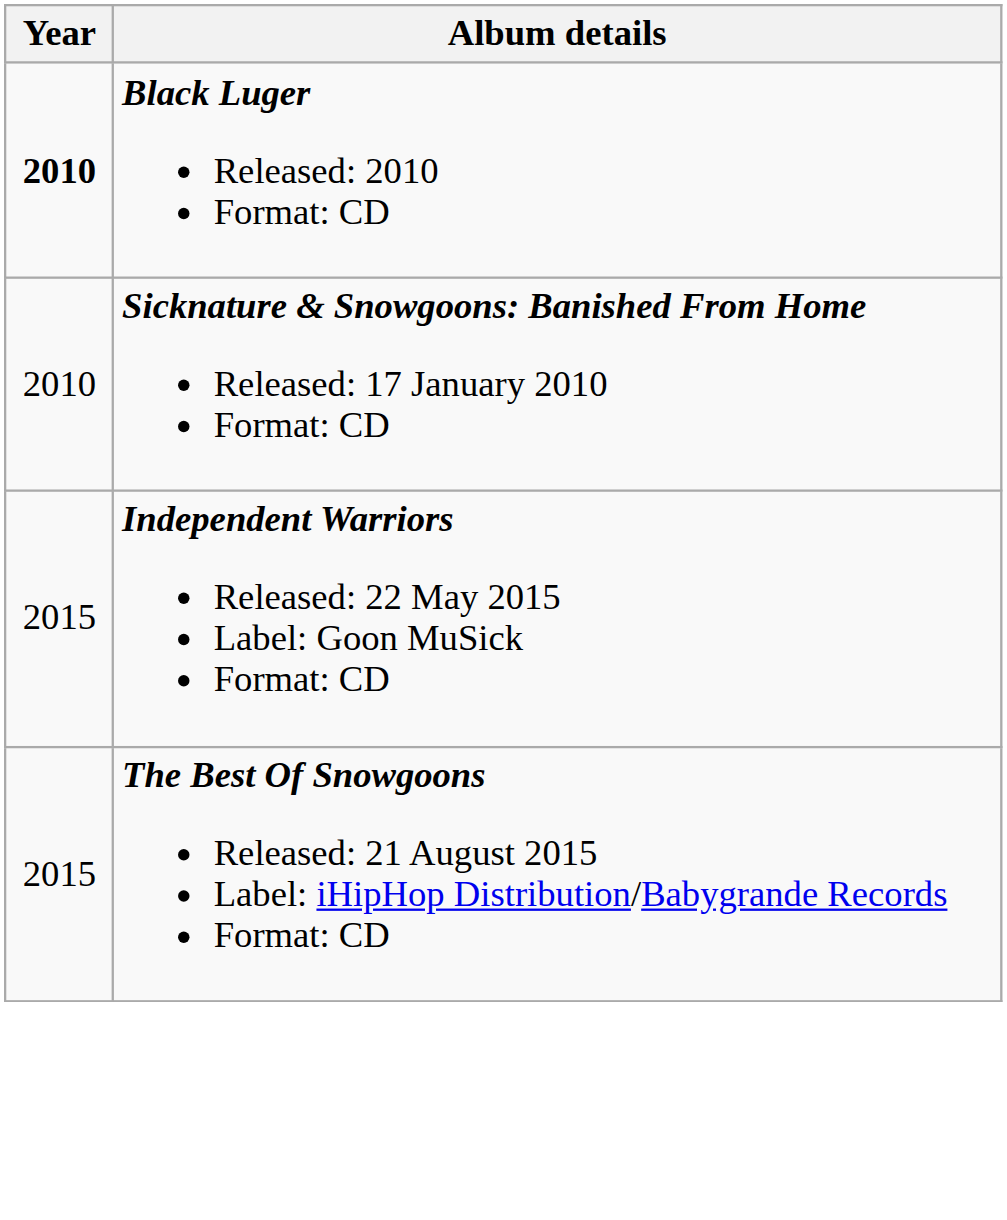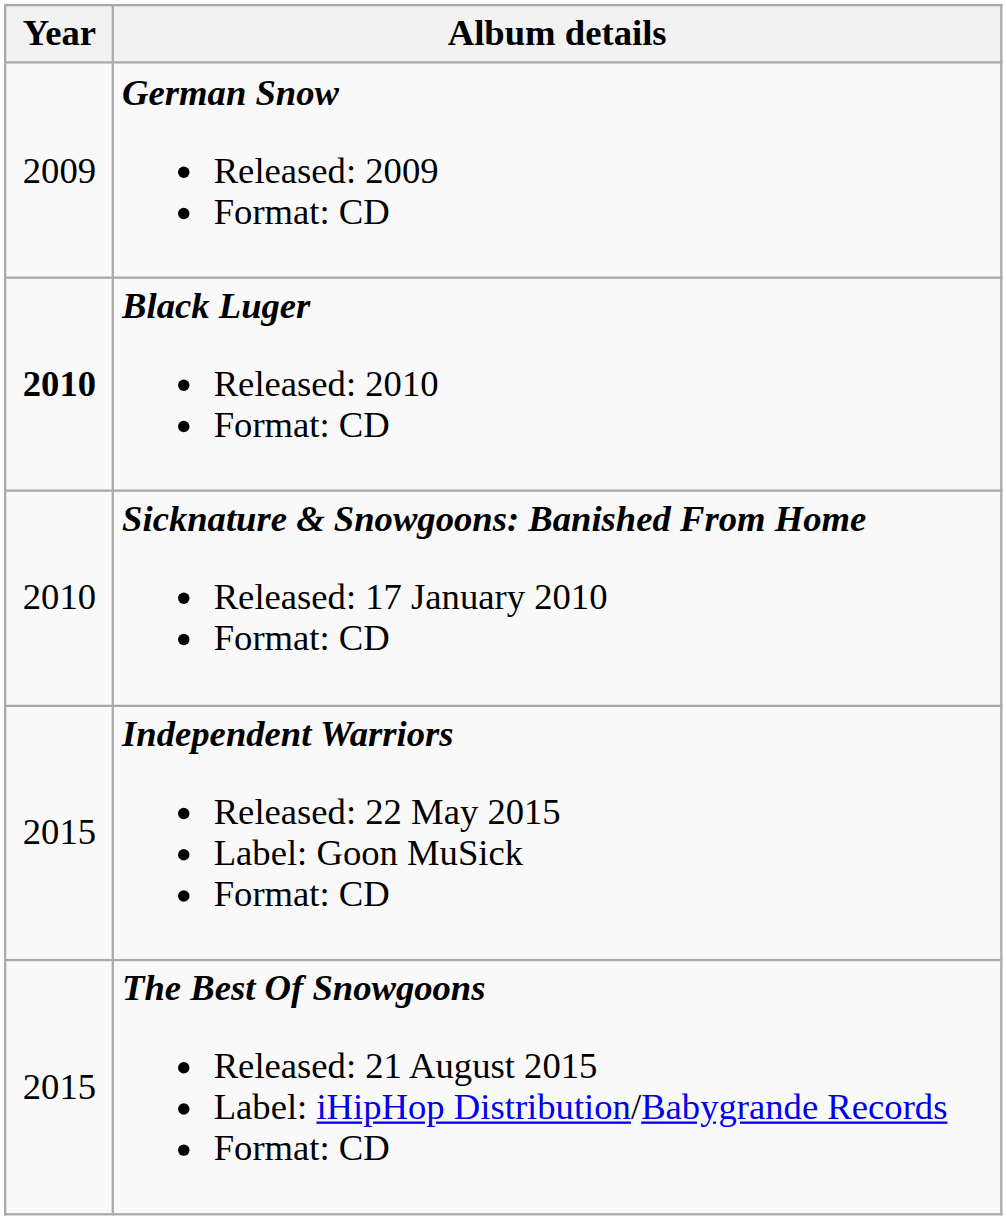+ row: (557, 152)
